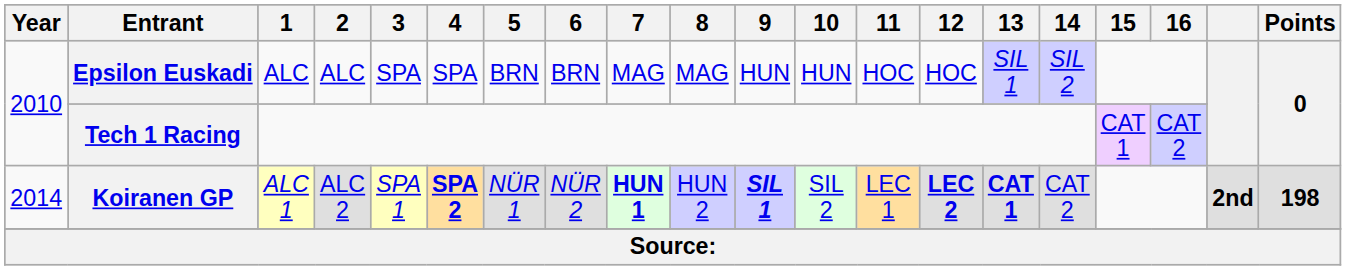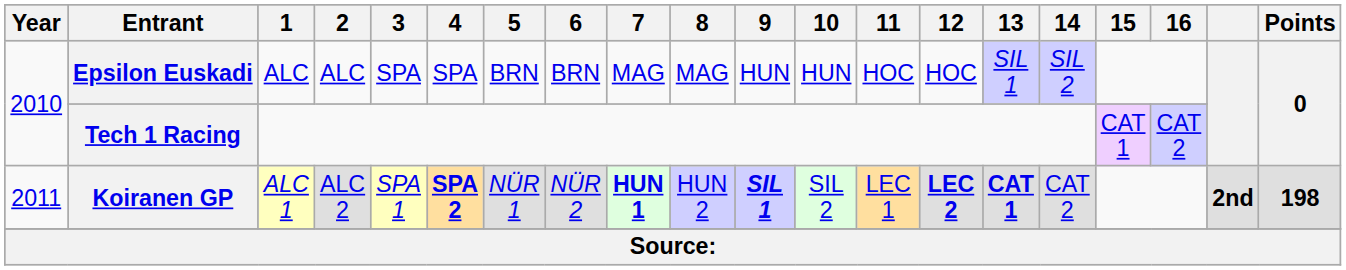(36, 197) 2014 -> (36, 197) 2011
